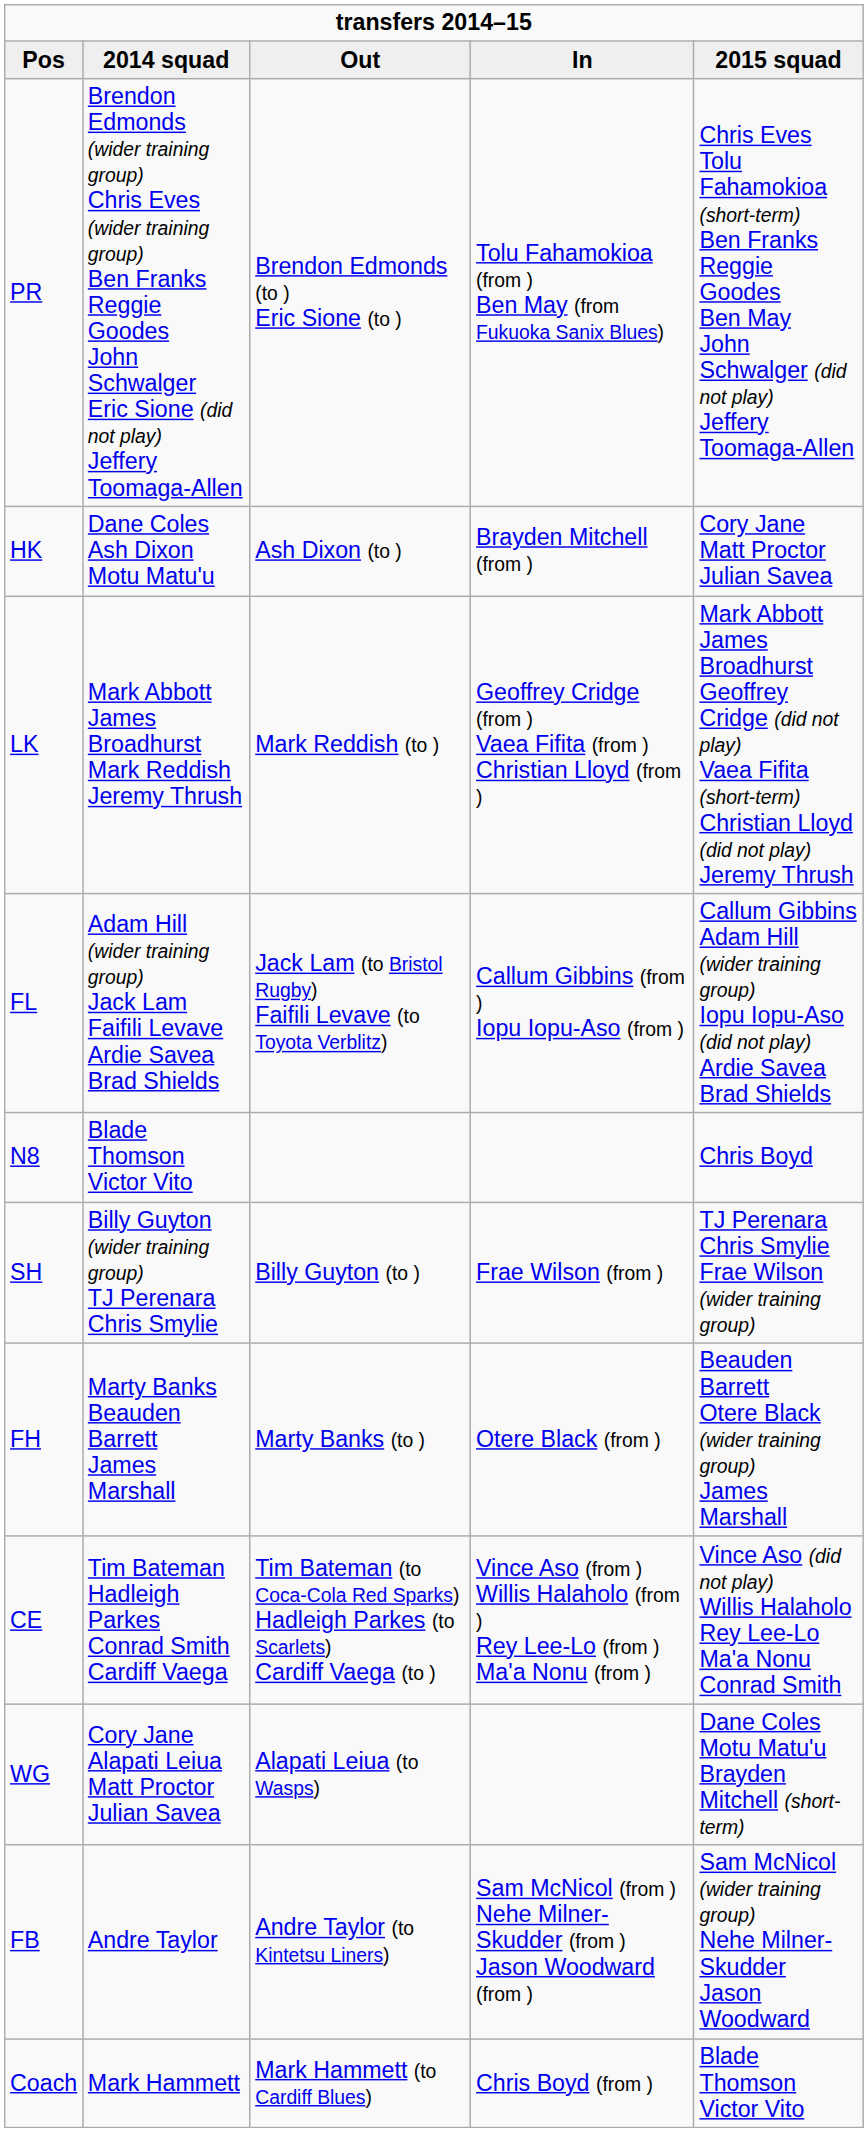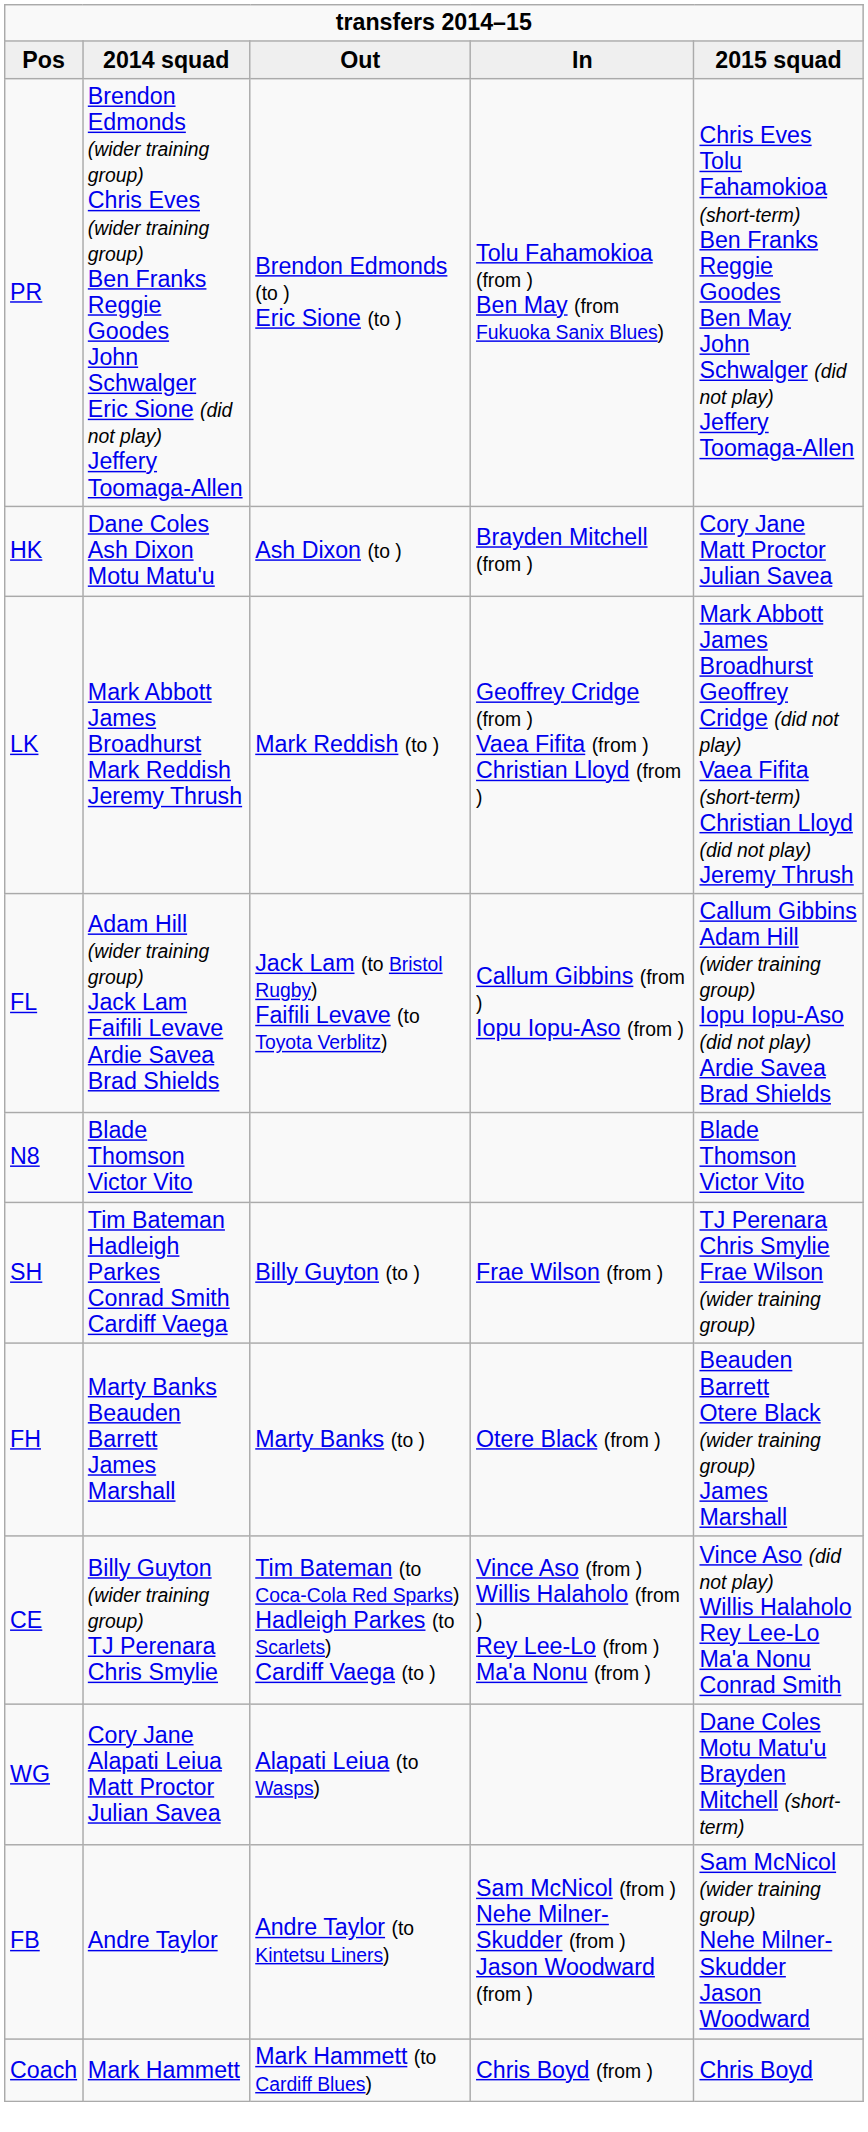(756, 1157) Chris Boyd -> (752, 1157) Blade Thomson Victor Vito
(153, 1272) Billy Guyton (wider training group) TJ Perenara Chris Smylie -> (159, 1272) Tim Bateman Hadleigh Parkes Conrad Smith Cardiff Vaega
(159, 1619) Tim Bateman Hadleigh Parkes Conrad Smith Cardiff Vaega -> (153, 1619) Billy Guyton (wider training group) TJ Perenara Chris Smylie
(752, 2082) Blade Thomson Victor Vito -> (756, 2069) Chris Boyd
